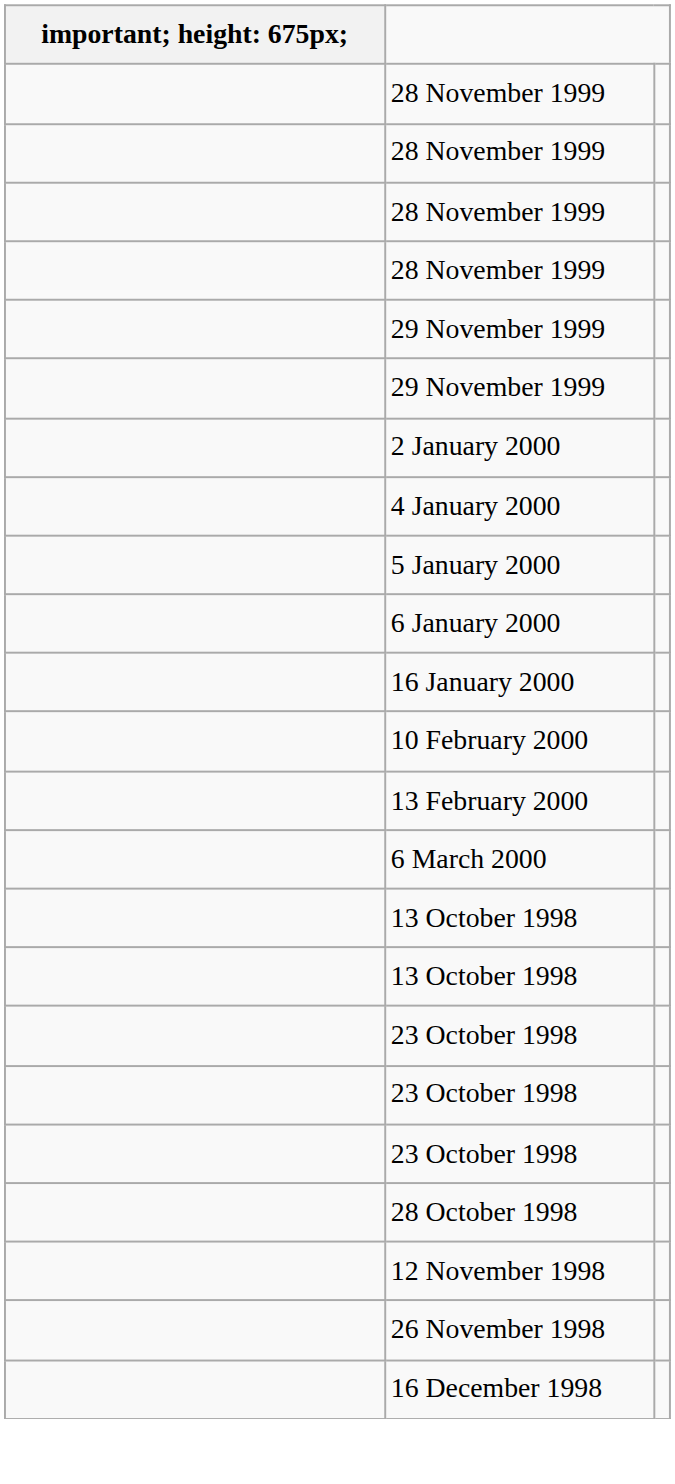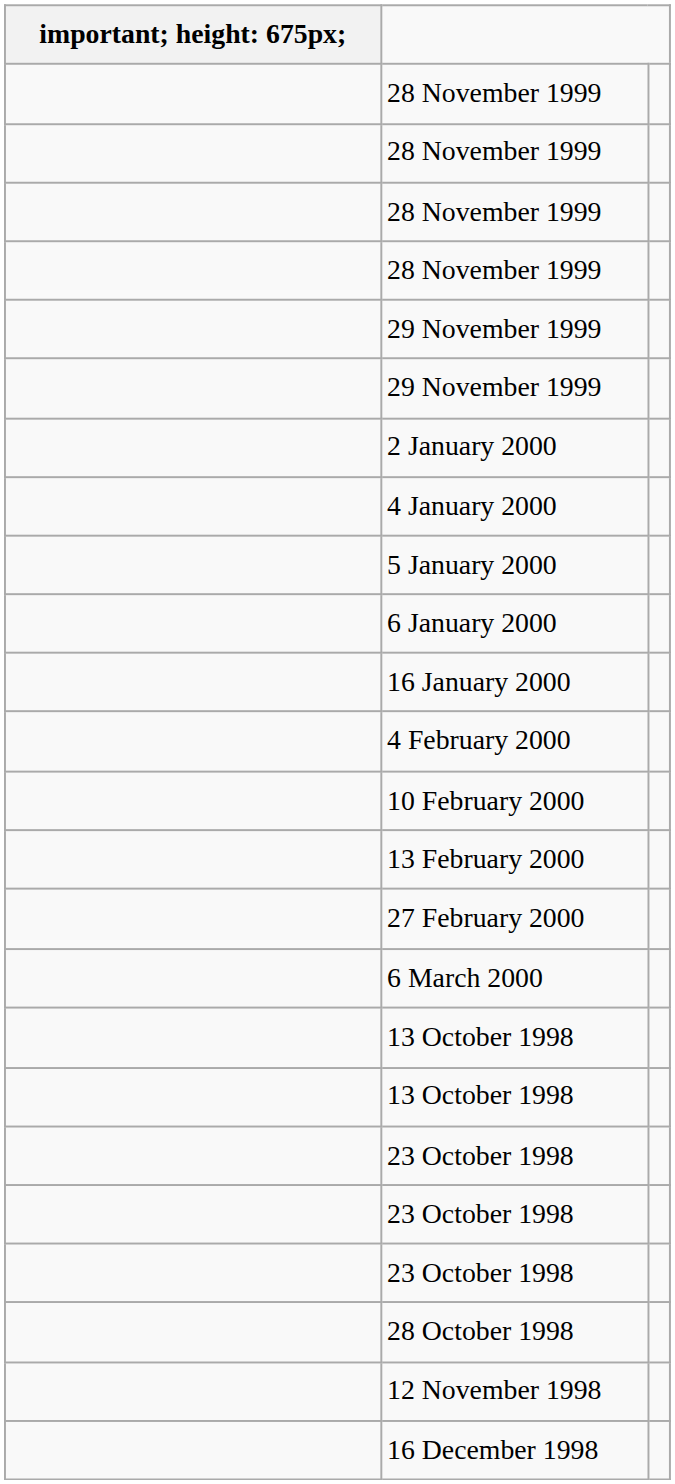+ row: (193, 742)
+ row: (193, 919)
- row: (195, 1330)
